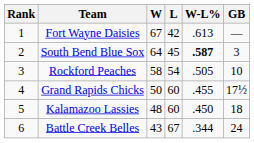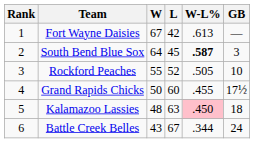(156, 71) 58 -> (156, 71) 55
(173, 71) 54 -> (173, 71) 52
(173, 109) 60 -> (173, 109) 63
(203, 109) no background -> (203, 109) pink background
